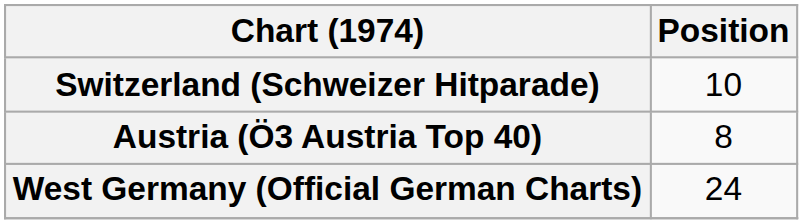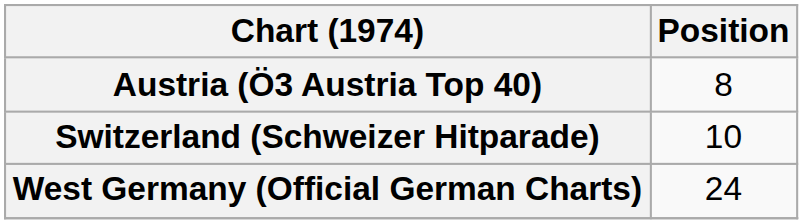rows swapped: (327, 137) <-> (327, 84)
